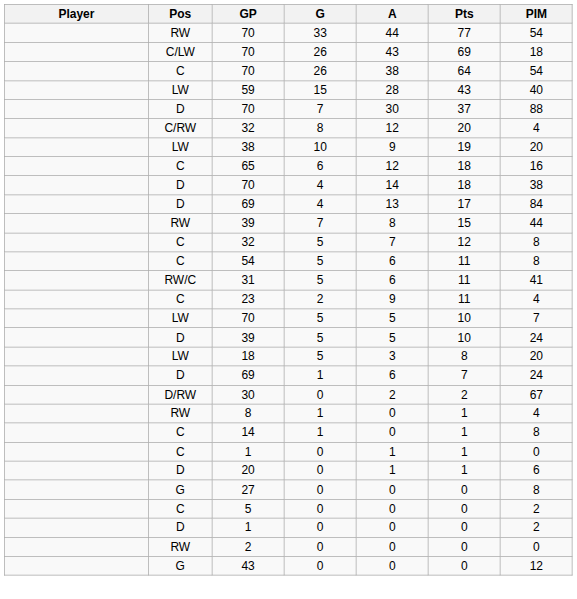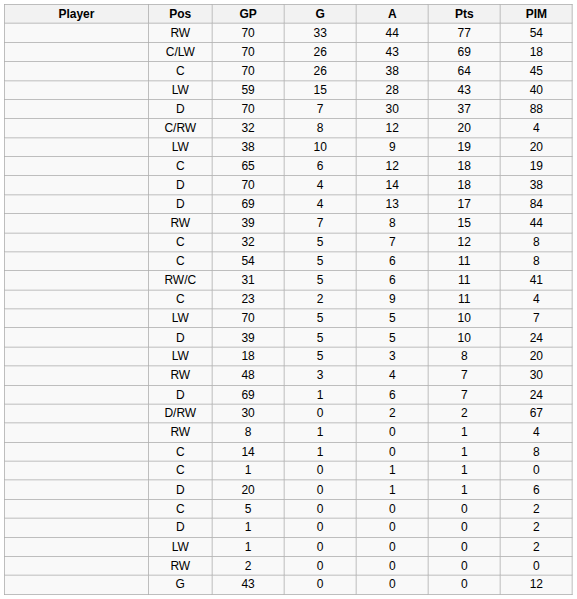(536, 71) 54 -> (536, 71) 45
(536, 166) 16 -> (536, 166) 19
+ row: (180, 375)
- row: (180, 489)
+ row: (180, 546)
